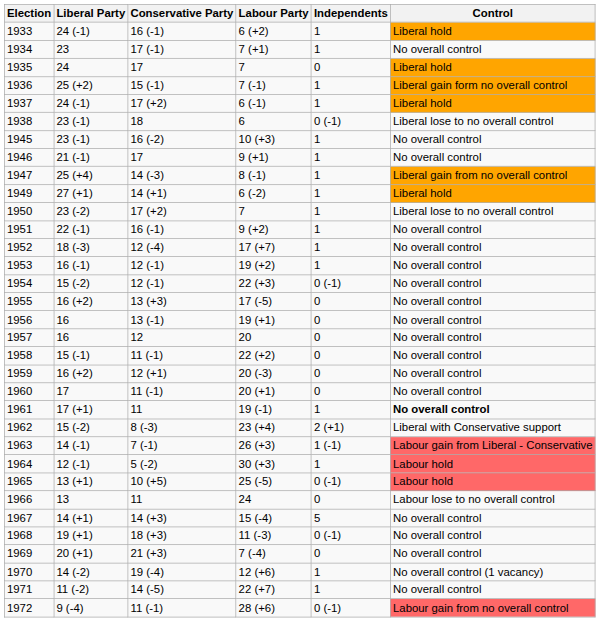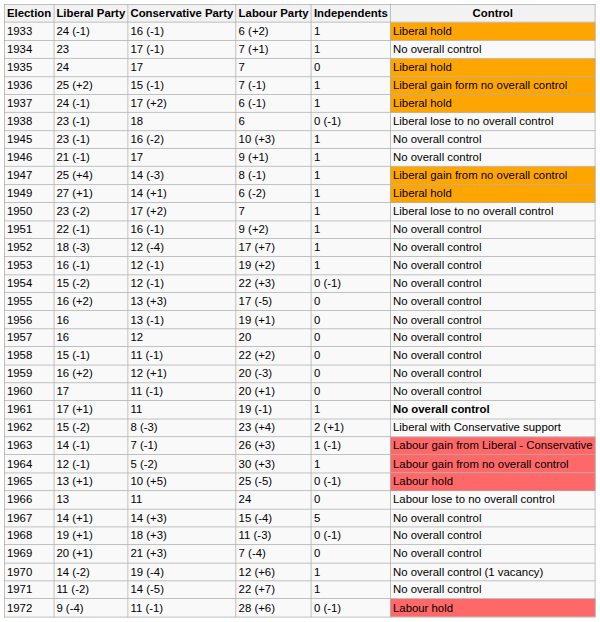(423, 463) Labour hold -> (481, 463) Labour gain from no overall control
(481, 608) Labour gain from no overall control -> (423, 608) Labour hold
